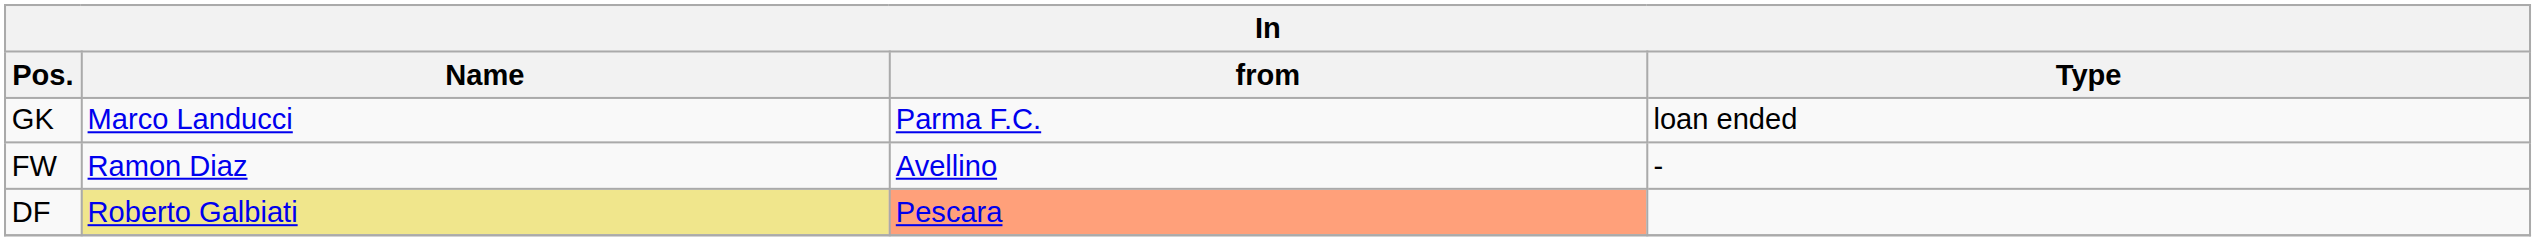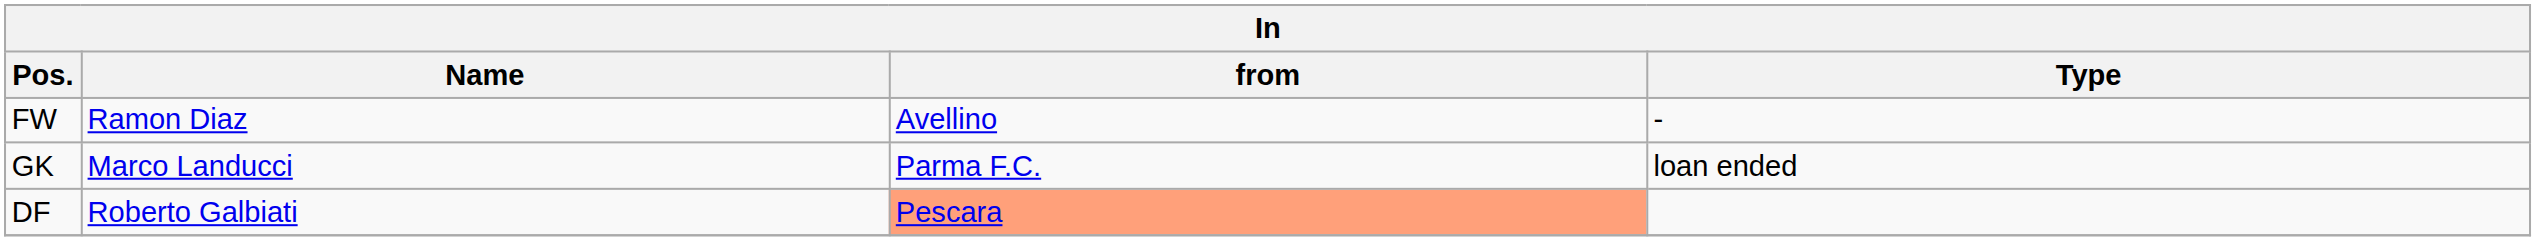rows swapped: (34, 166) <-> (33, 120)
(193, 212) khaki background -> (193, 212) no background
